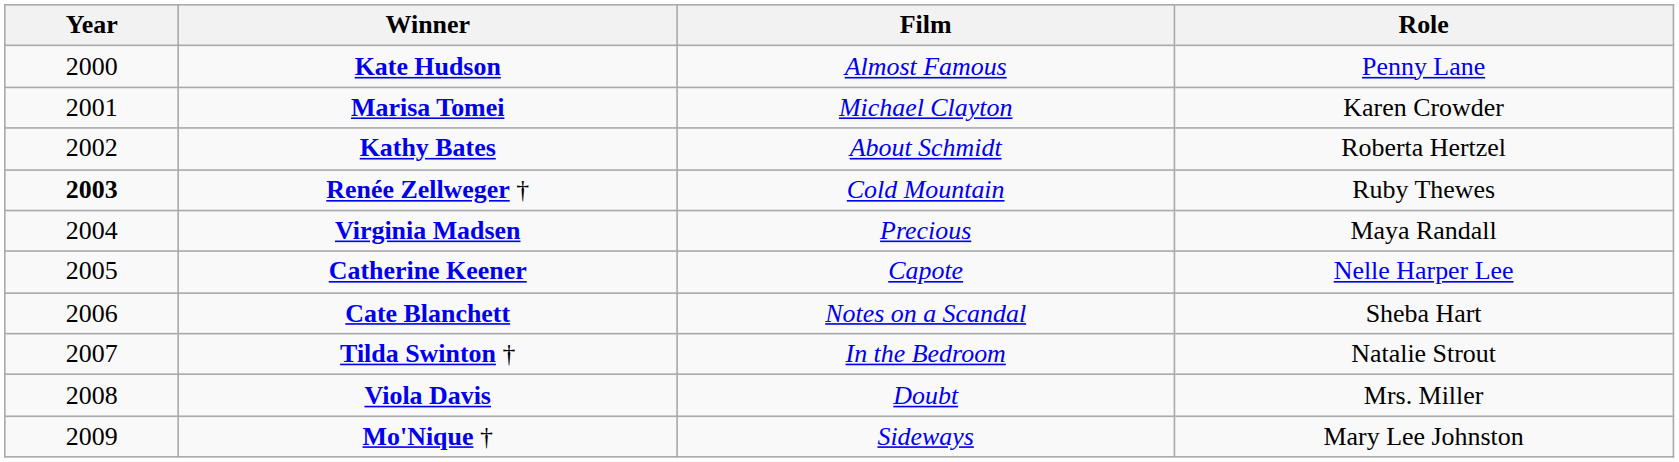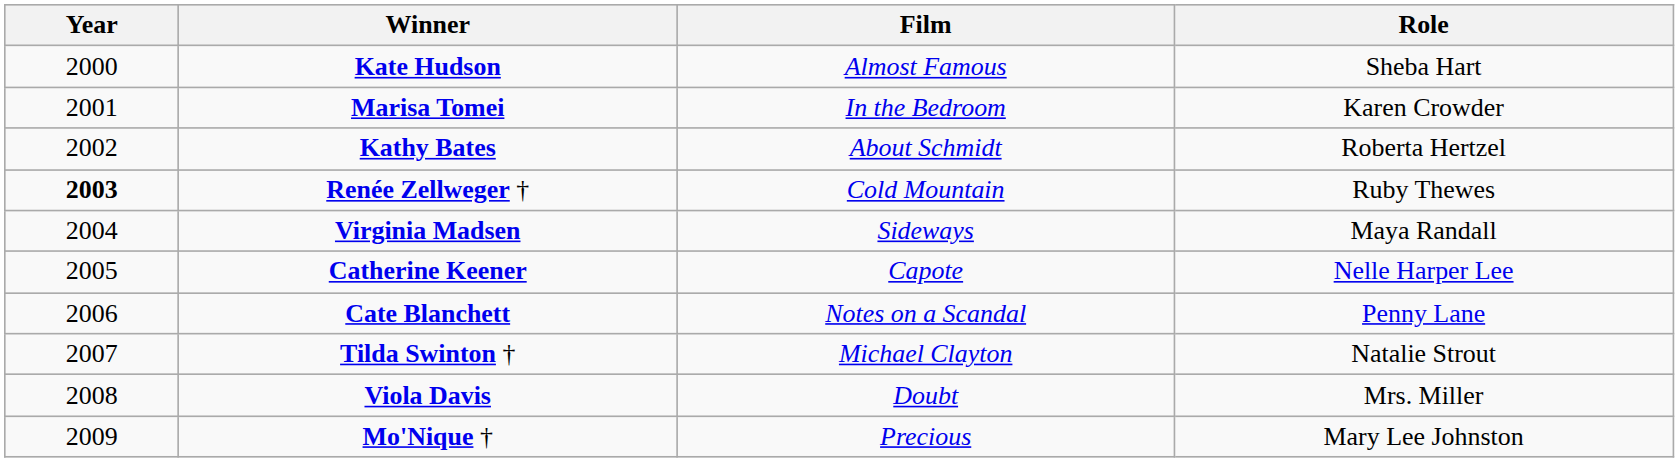(1424, 66) Penny Lane -> (1424, 66) Sheba Hart
(926, 107) Michael Clayton -> (926, 107) In the Bedroom
(926, 230) Precious -> (926, 230) Sideways
(1424, 312) Sheba Hart -> (1424, 312) Penny Lane
(926, 353) In the Bedroom -> (926, 353) Michael Clayton
(926, 436) Sideways -> (926, 436) Precious
